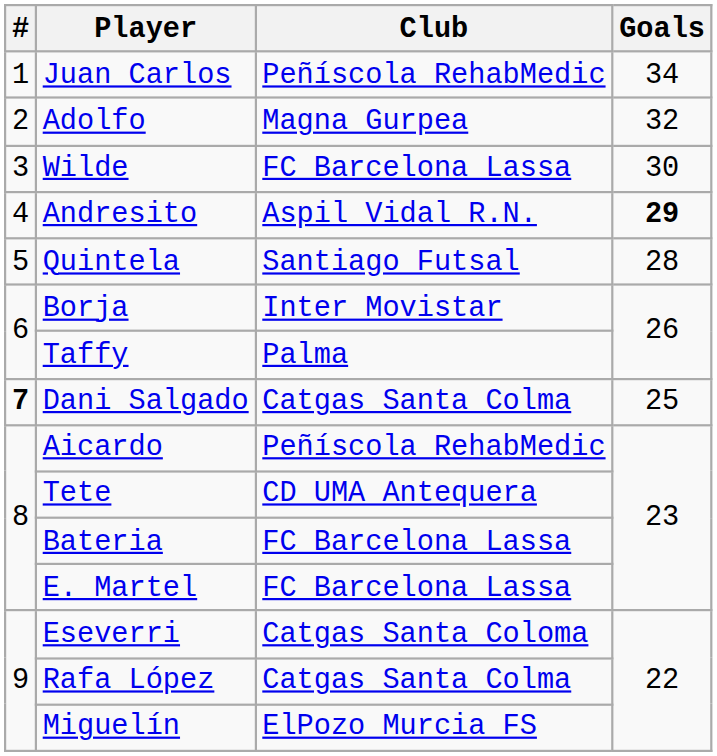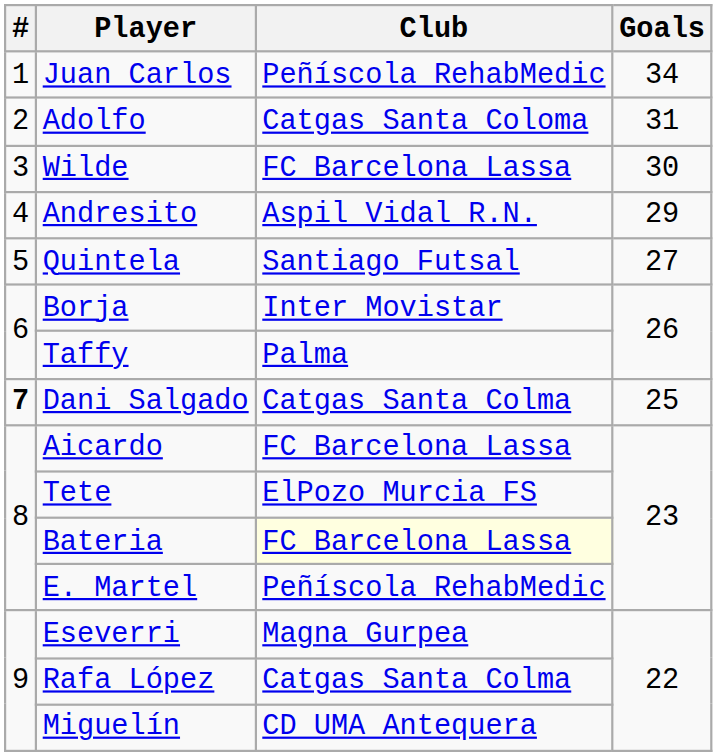(365, 122) Magna Gurpea -> (425, 122) Catgas Santa Coloma
(662, 122) 32 -> (662, 122) 31
(662, 215) bold -> (662, 215) normal
(662, 261) 28 -> (662, 261) 27
(434, 448) Peñíscola RehabMedic -> (417, 448) FC Barcelona Lassa
(400, 495) CD UMA Antequera -> (400, 495) ElPozo Murcia FS
(417, 541) no background -> (417, 541) lightyellow background
(417, 588) FC Barcelona Lassa -> (434, 588) Peñíscola RehabMedic
(425, 634) Catgas Santa Coloma -> (365, 634) Magna Gurpea
(400, 728) ElPozo Murcia FS -> (400, 728) CD UMA Antequera
